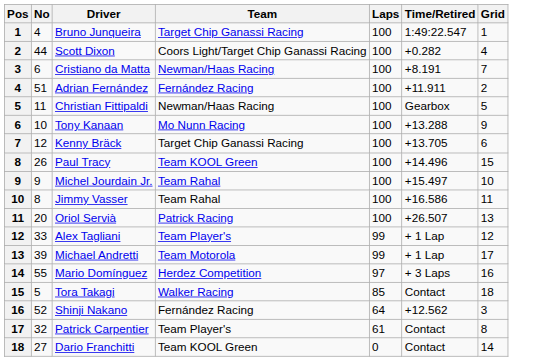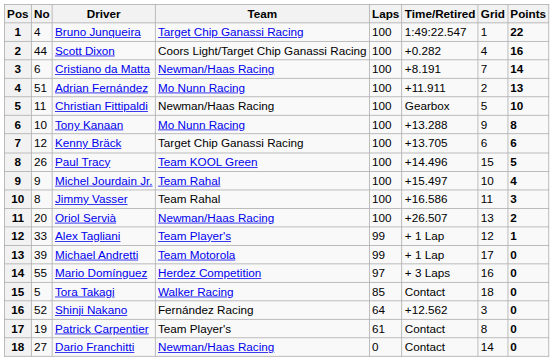+ column: (528, 14)
(206, 88) Fernández Racing -> (202, 88) Mo Nunn Racing
(196, 218) Patrick Racing -> (216, 218) Newman/Haas Racing
(41, 329) 32 -> (41, 329) 19
(208, 347) Team KOOL Green -> (216, 347) Newman/Haas Racing
